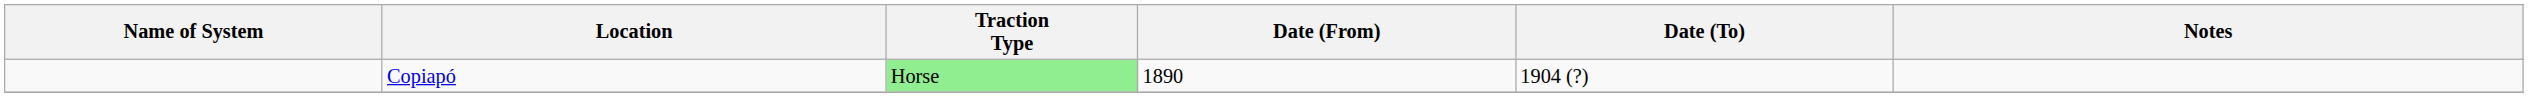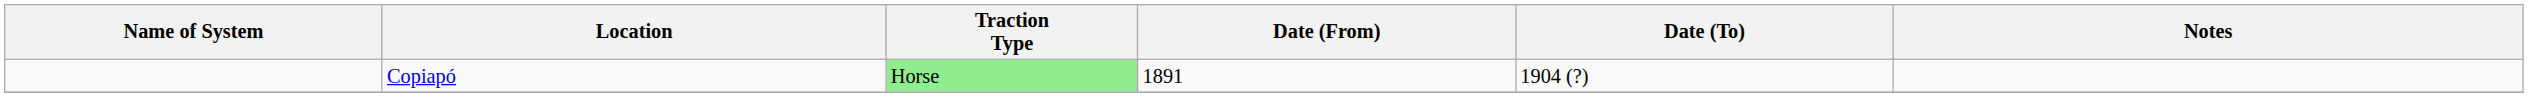(1163, 75) 1890 -> (1163, 75) 1891
